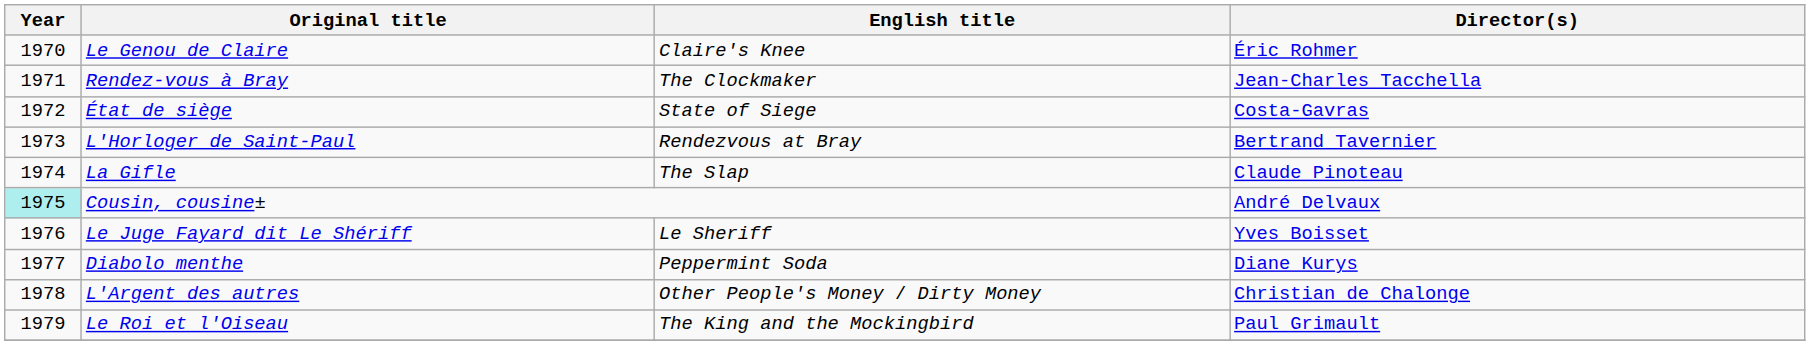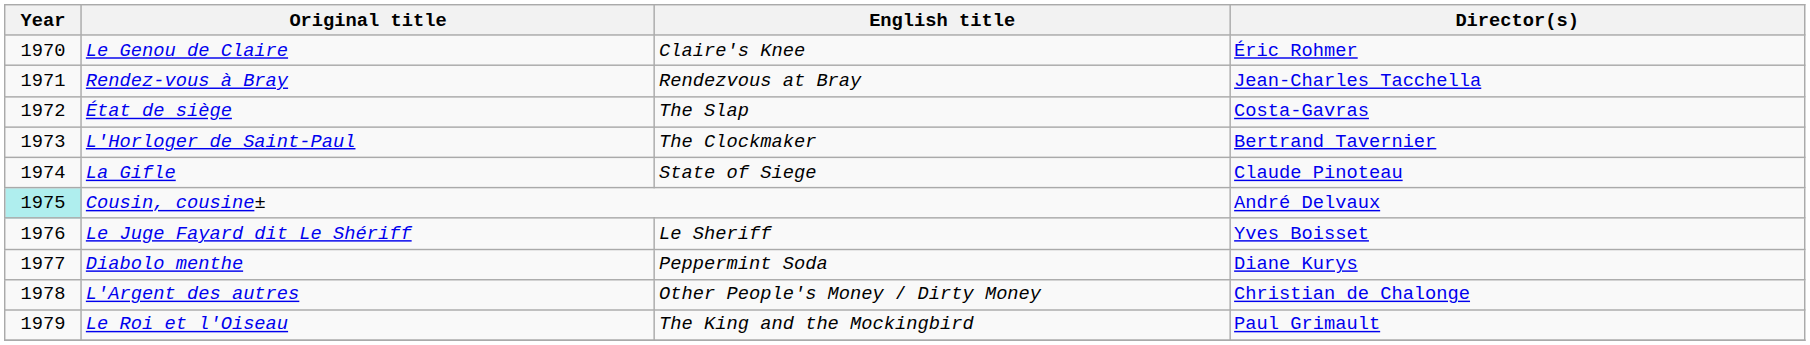(738, 81) The Clockmaker -> (760, 81) Rendezvous at Bray
(738, 112) State of Siege -> (704, 112) The Slap
(760, 142) Rendezvous at Bray -> (738, 142) The Clockmaker
(704, 173) The Slap -> (738, 173) State of Siege
